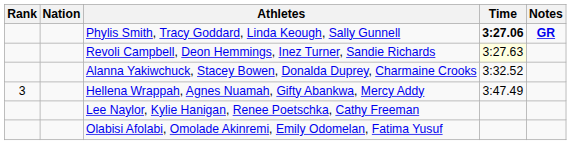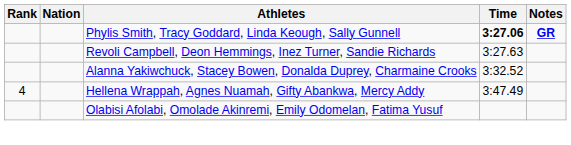(503, 52) lightyellow background -> (503, 52) no background
(22, 91) 3 -> (22, 91) 4
- row: (253, 110)
